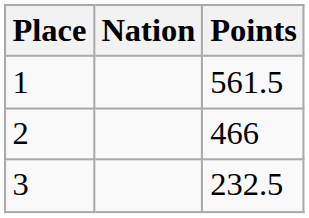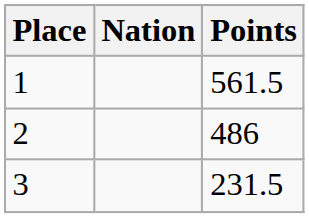(235, 133) 466 -> (235, 133) 486
(247, 184) 232.5 -> (247, 184) 231.5
